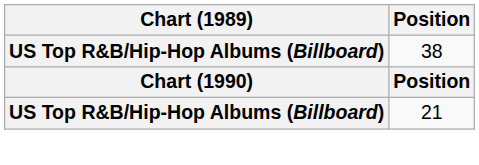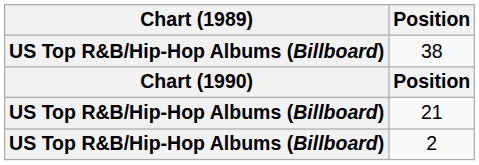+ row: (432, 143)
